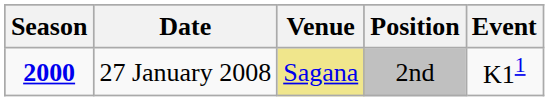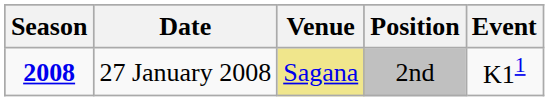(49, 71) 2000 -> (49, 71) 2008
